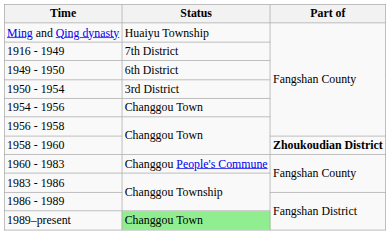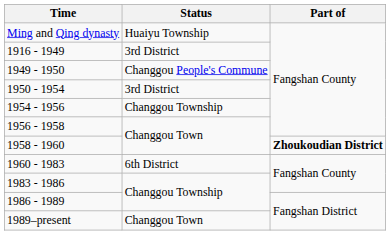(152, 51) 7th District -> (152, 51) 3rd District
(152, 70) 6th District -> (196, 70) Changgou People's Commune
(164, 107) Changgou Town -> (174, 107) Changgou Township
(196, 164) Changgou People's Commune -> (152, 164) 6th District
(164, 220) lightgreen background -> (164, 220) no background
